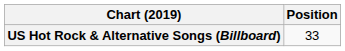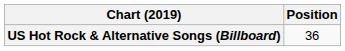(312, 35) 33 -> (312, 35) 36
